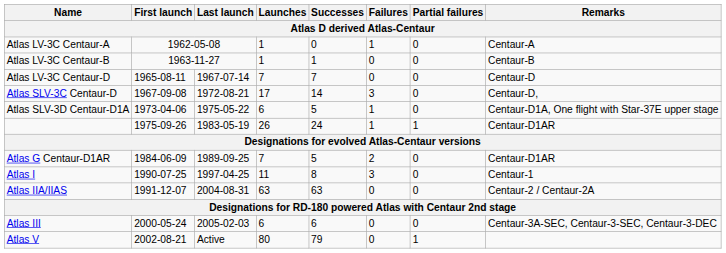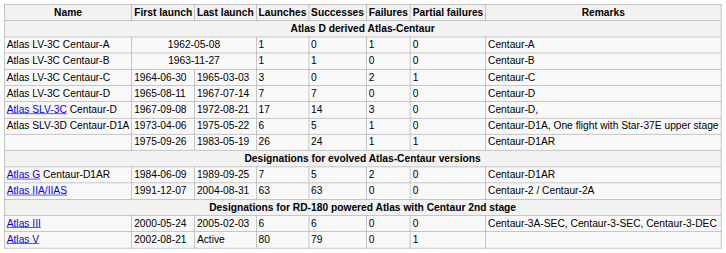+ row: (58, 77)
- row: (21, 175)
